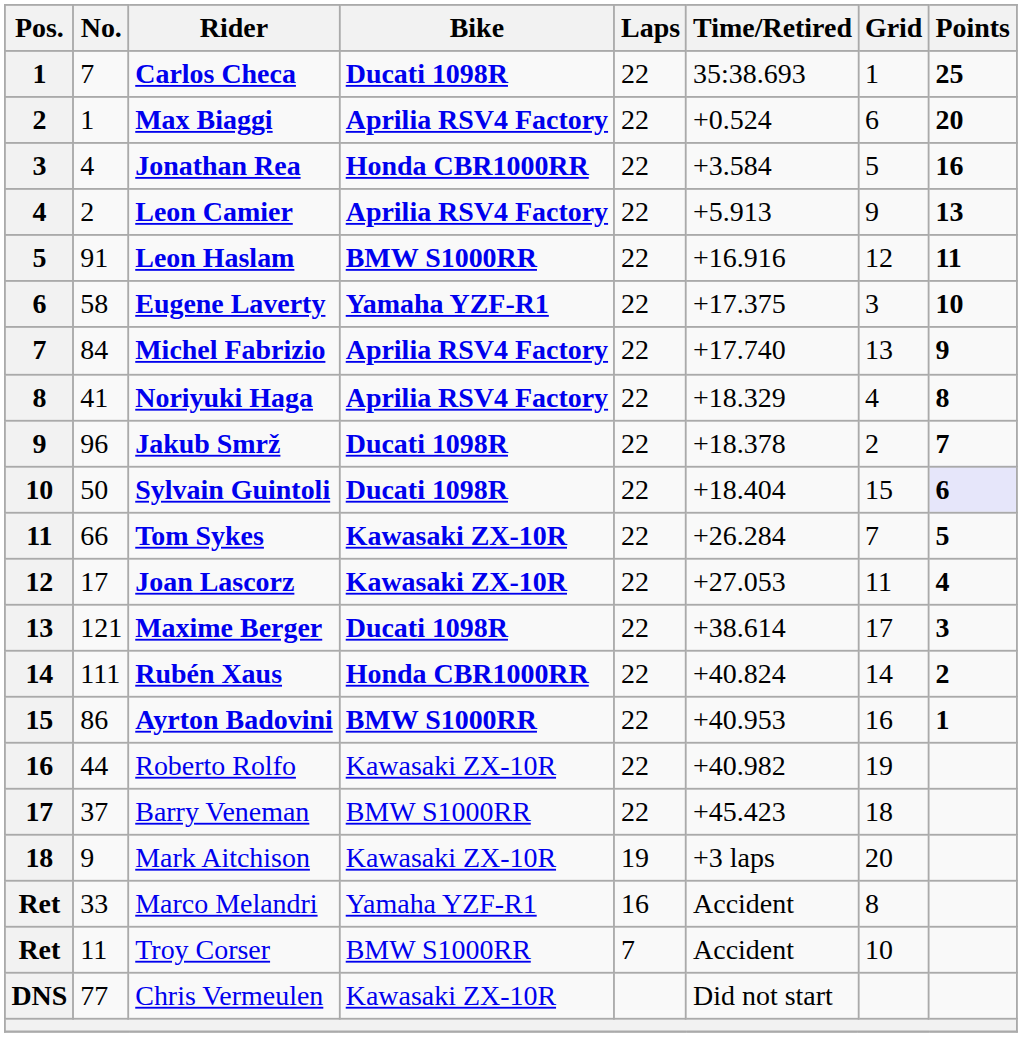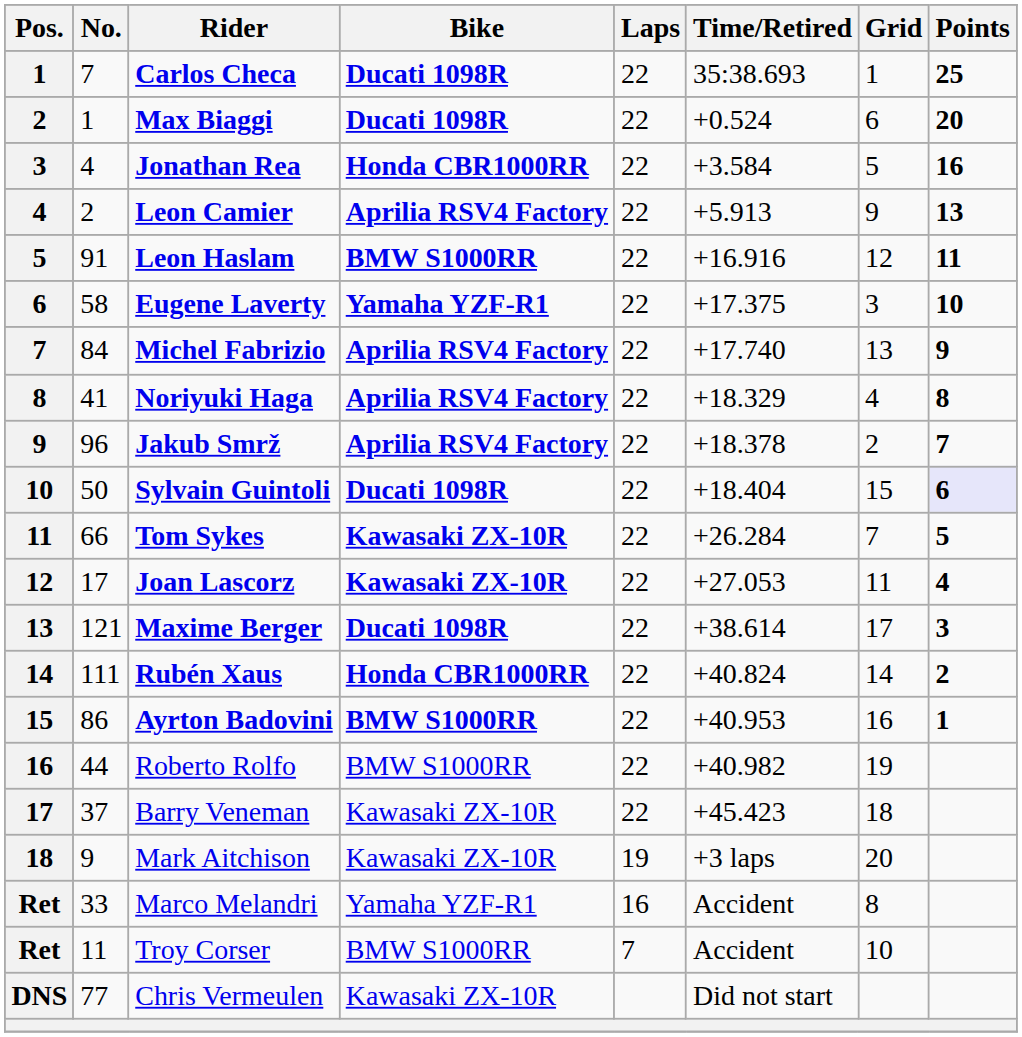(477, 119) Aprilia RSV4 Factory -> (427, 119) Ducati 1098R
(427, 442) Ducati 1098R -> (477, 442) Aprilia RSV4 Factory
(451, 765) Kawasaki ZX-10R -> (438, 765) BMW S1000RR
(438, 811) BMW S1000RR -> (451, 811) Kawasaki ZX-10R
